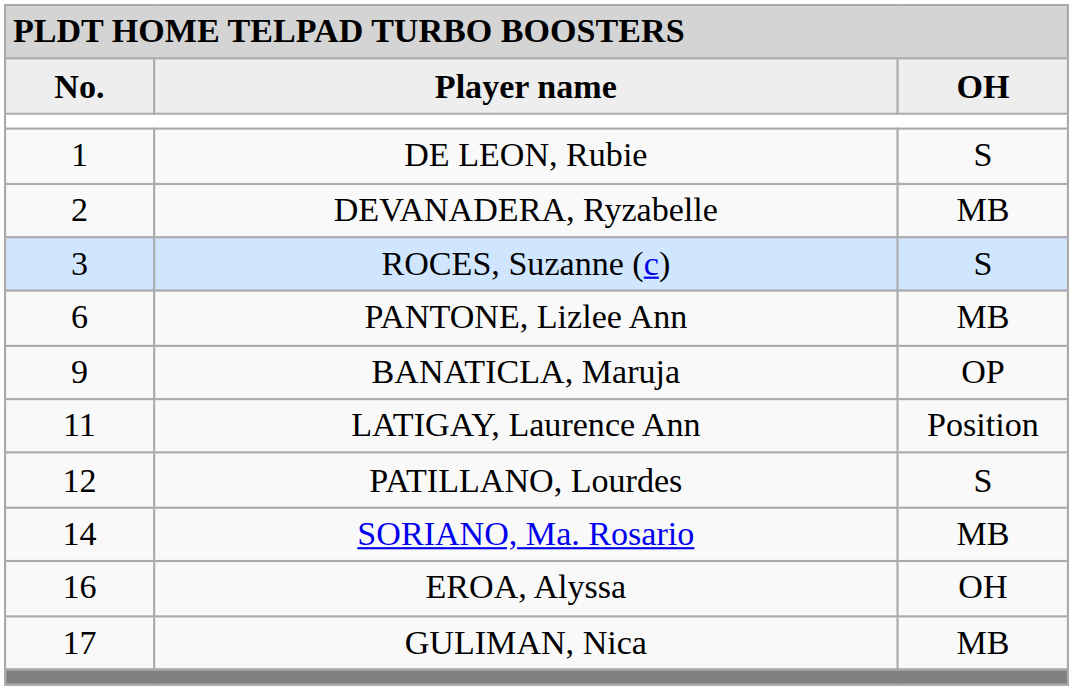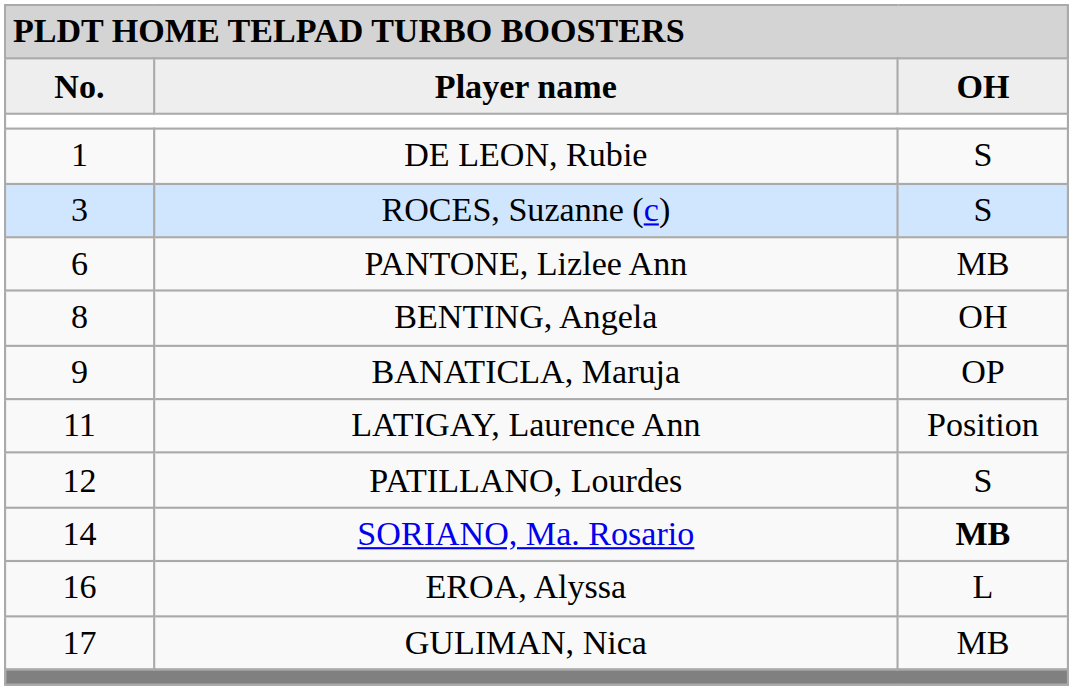- row: (79, 209)
+ row: (79, 317)
(983, 533) normal -> (983, 533) bold
(983, 587) OH -> (983, 587) L
